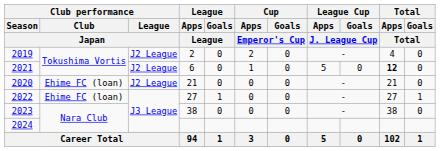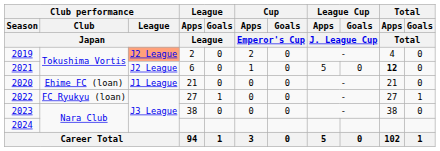(154, 54) no background -> (154, 54) lightsalmon background
(154, 82) J2 League -> (154, 82) J1 League
(84, 97) Ehime FC (loan) -> (84, 97) FC Ryukyu (loan)
